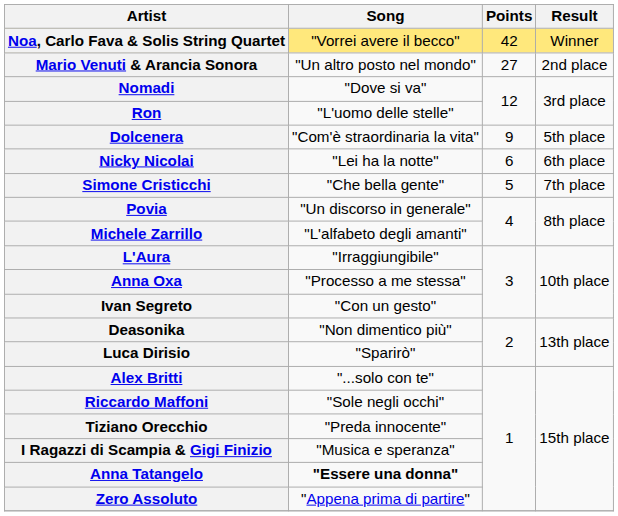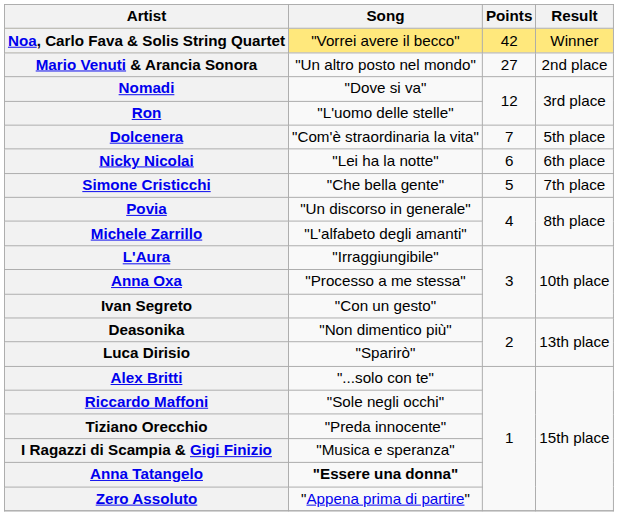(509, 137) 9 -> (509, 137) 7
